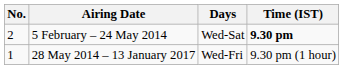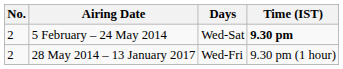(10, 54) 1 -> (10, 54) 2
